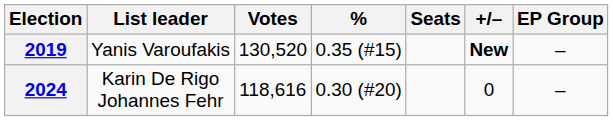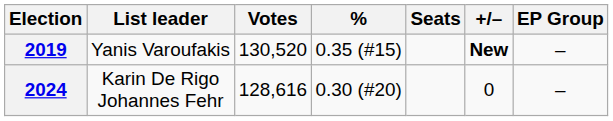(273, 89) 118,616 -> (273, 89) 128,616
